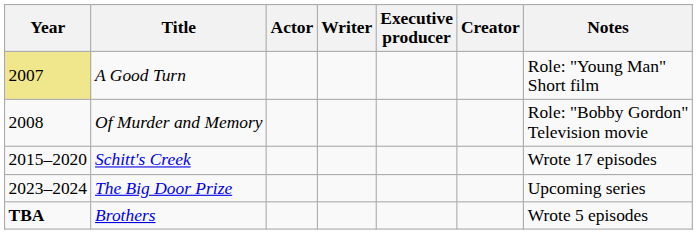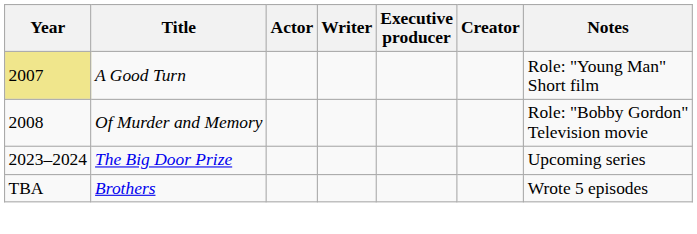- row: (143, 160)
(26, 215) bold -> (26, 187) normal
